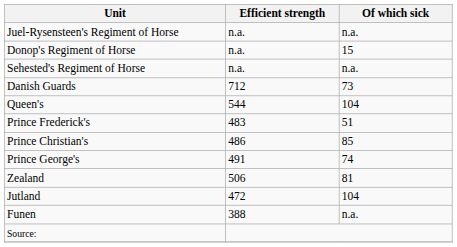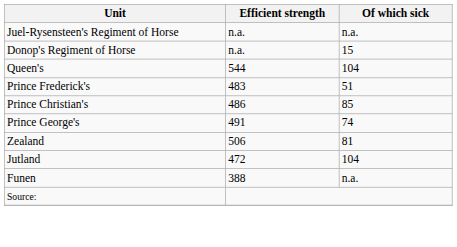- row: (76, 68)
- row: (41, 86)
